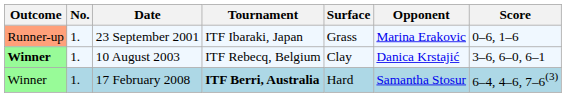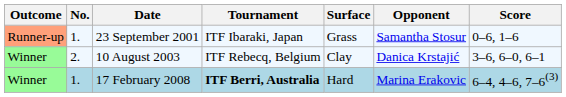(421, 36) Marina Erakovic -> (421, 36) Samantha Stosur
(29, 57) bold -> (27, 57) normal
(75, 57) 1. -> (75, 57) 2.
(421, 80) Samantha Stosur -> (421, 80) Marina Erakovic
